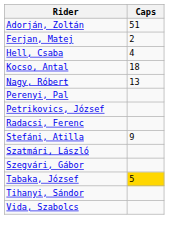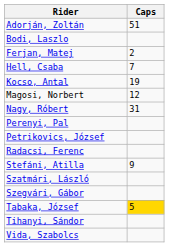+ row: (37, 39)
(132, 53) 4 -> (132, 67) 7
(134, 67) 18 -> (134, 81) 19
+ row: (45, 95)
(134, 81) 13 -> (134, 109) 31
